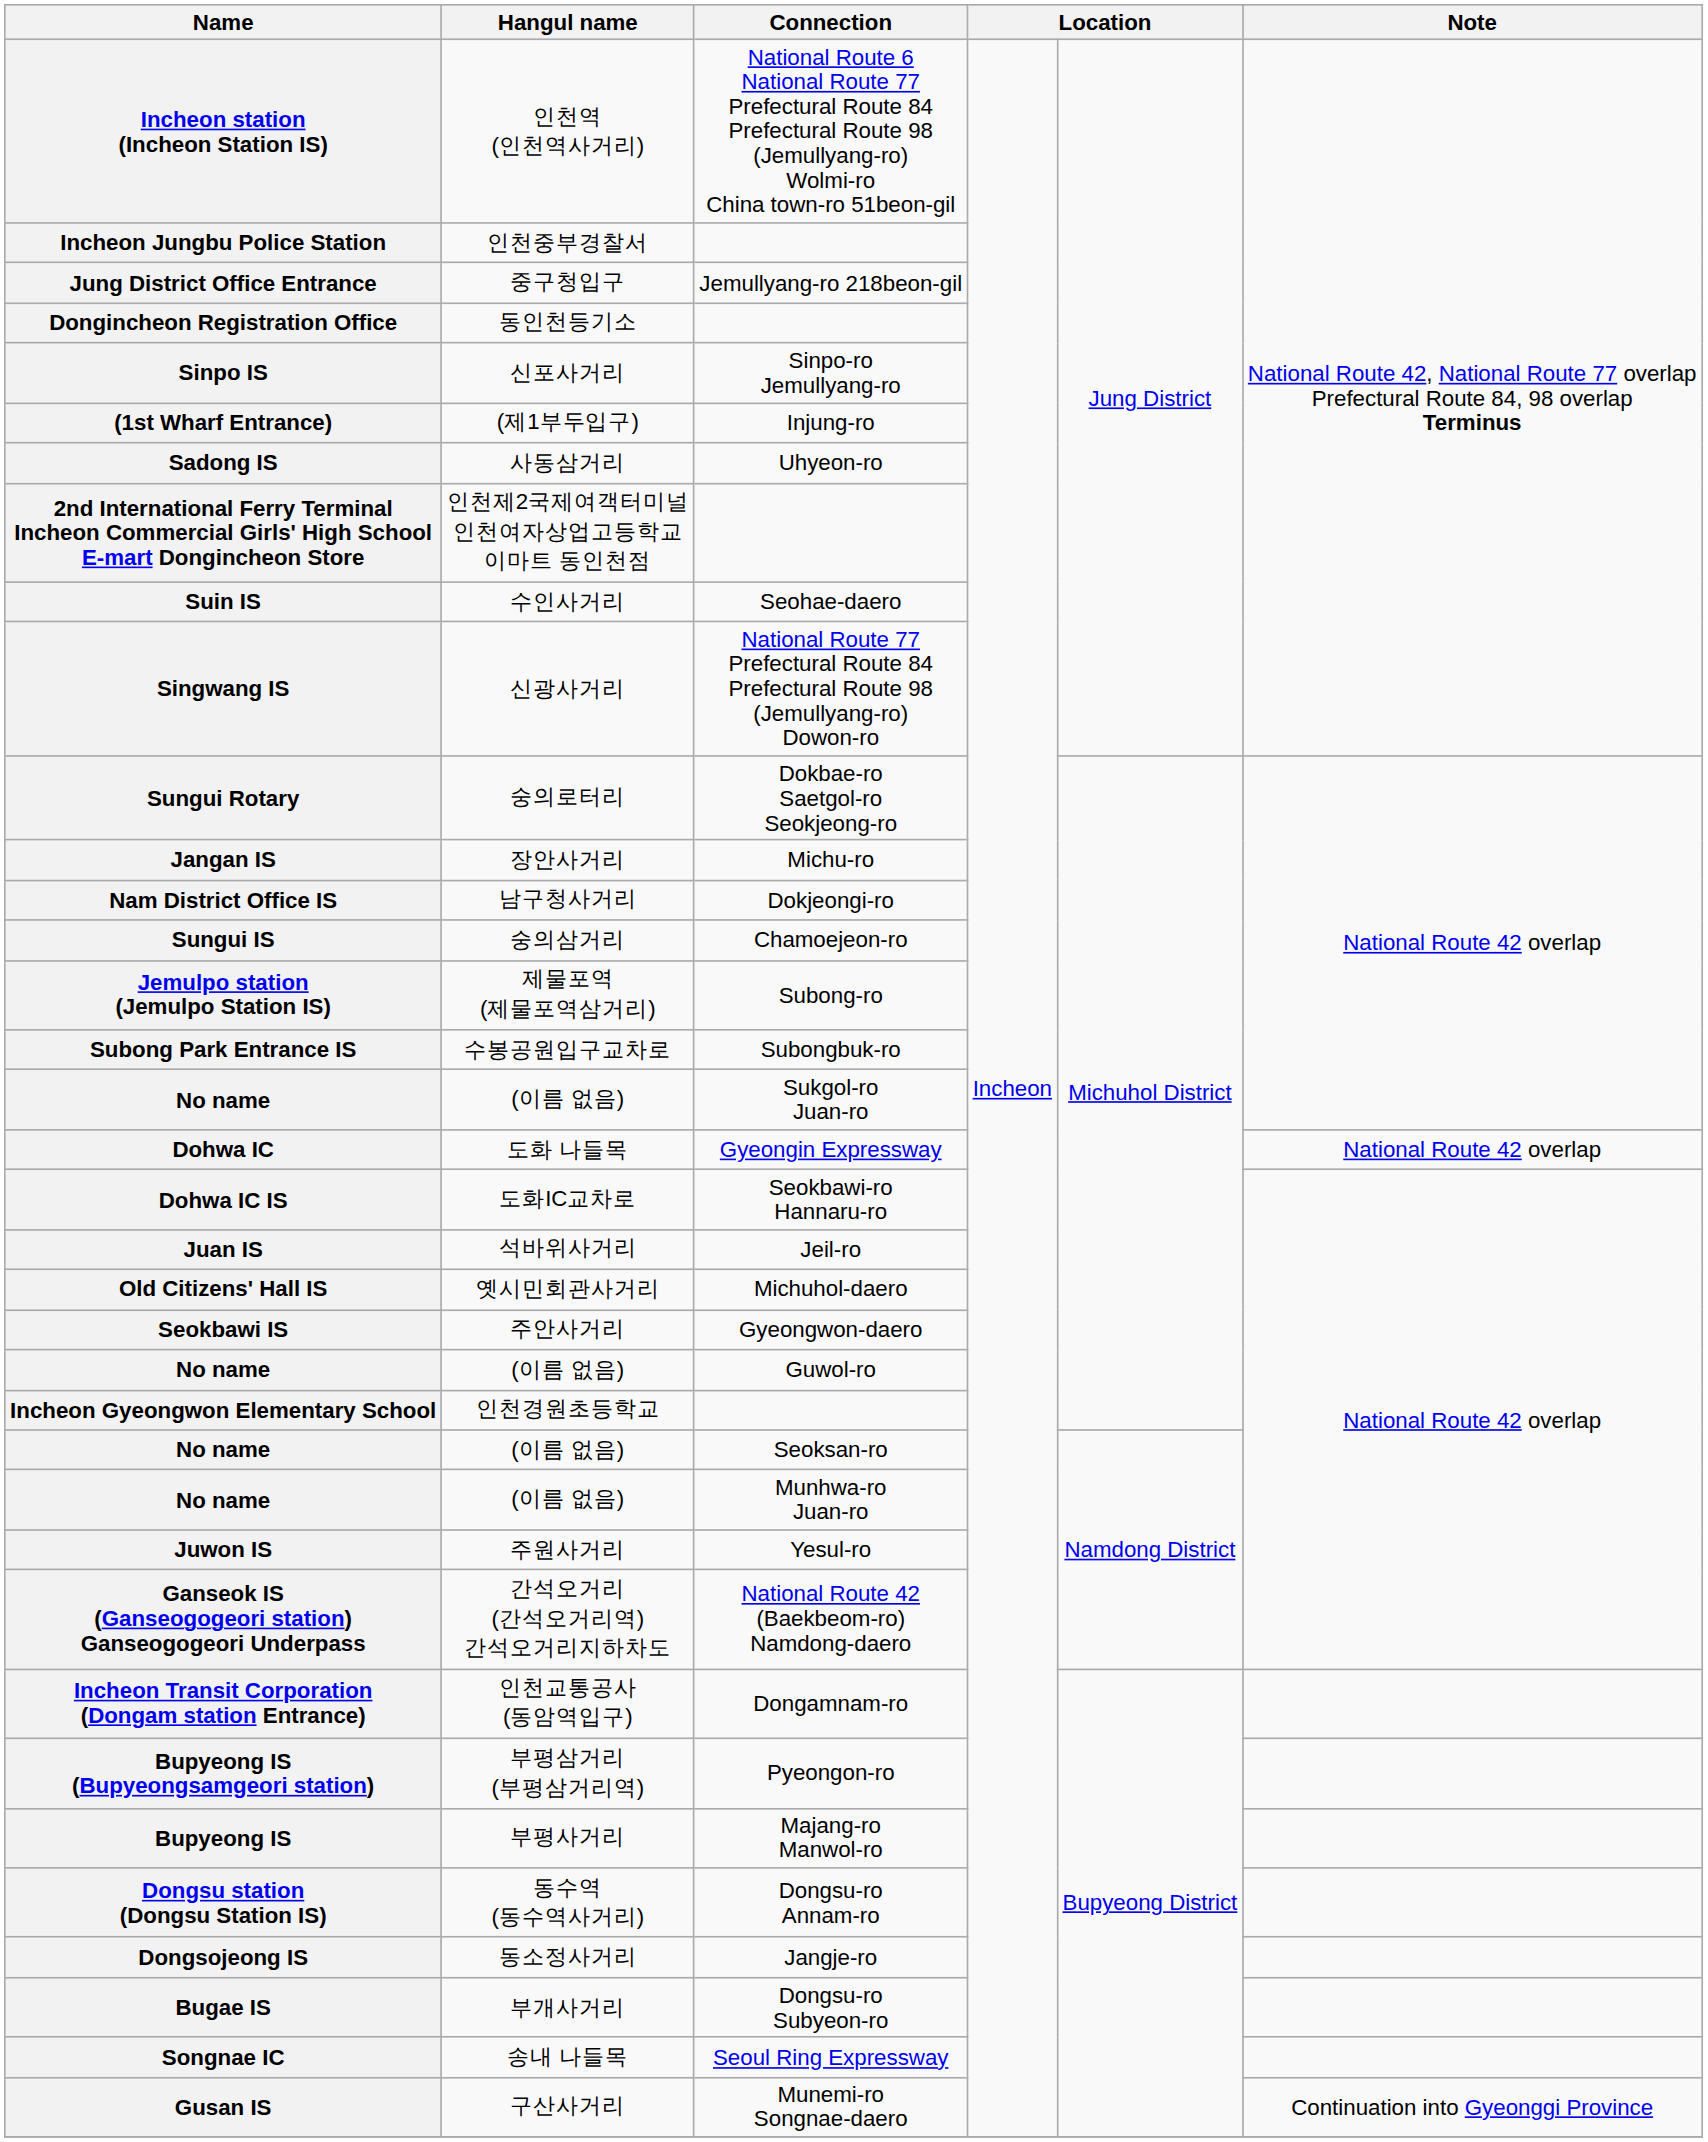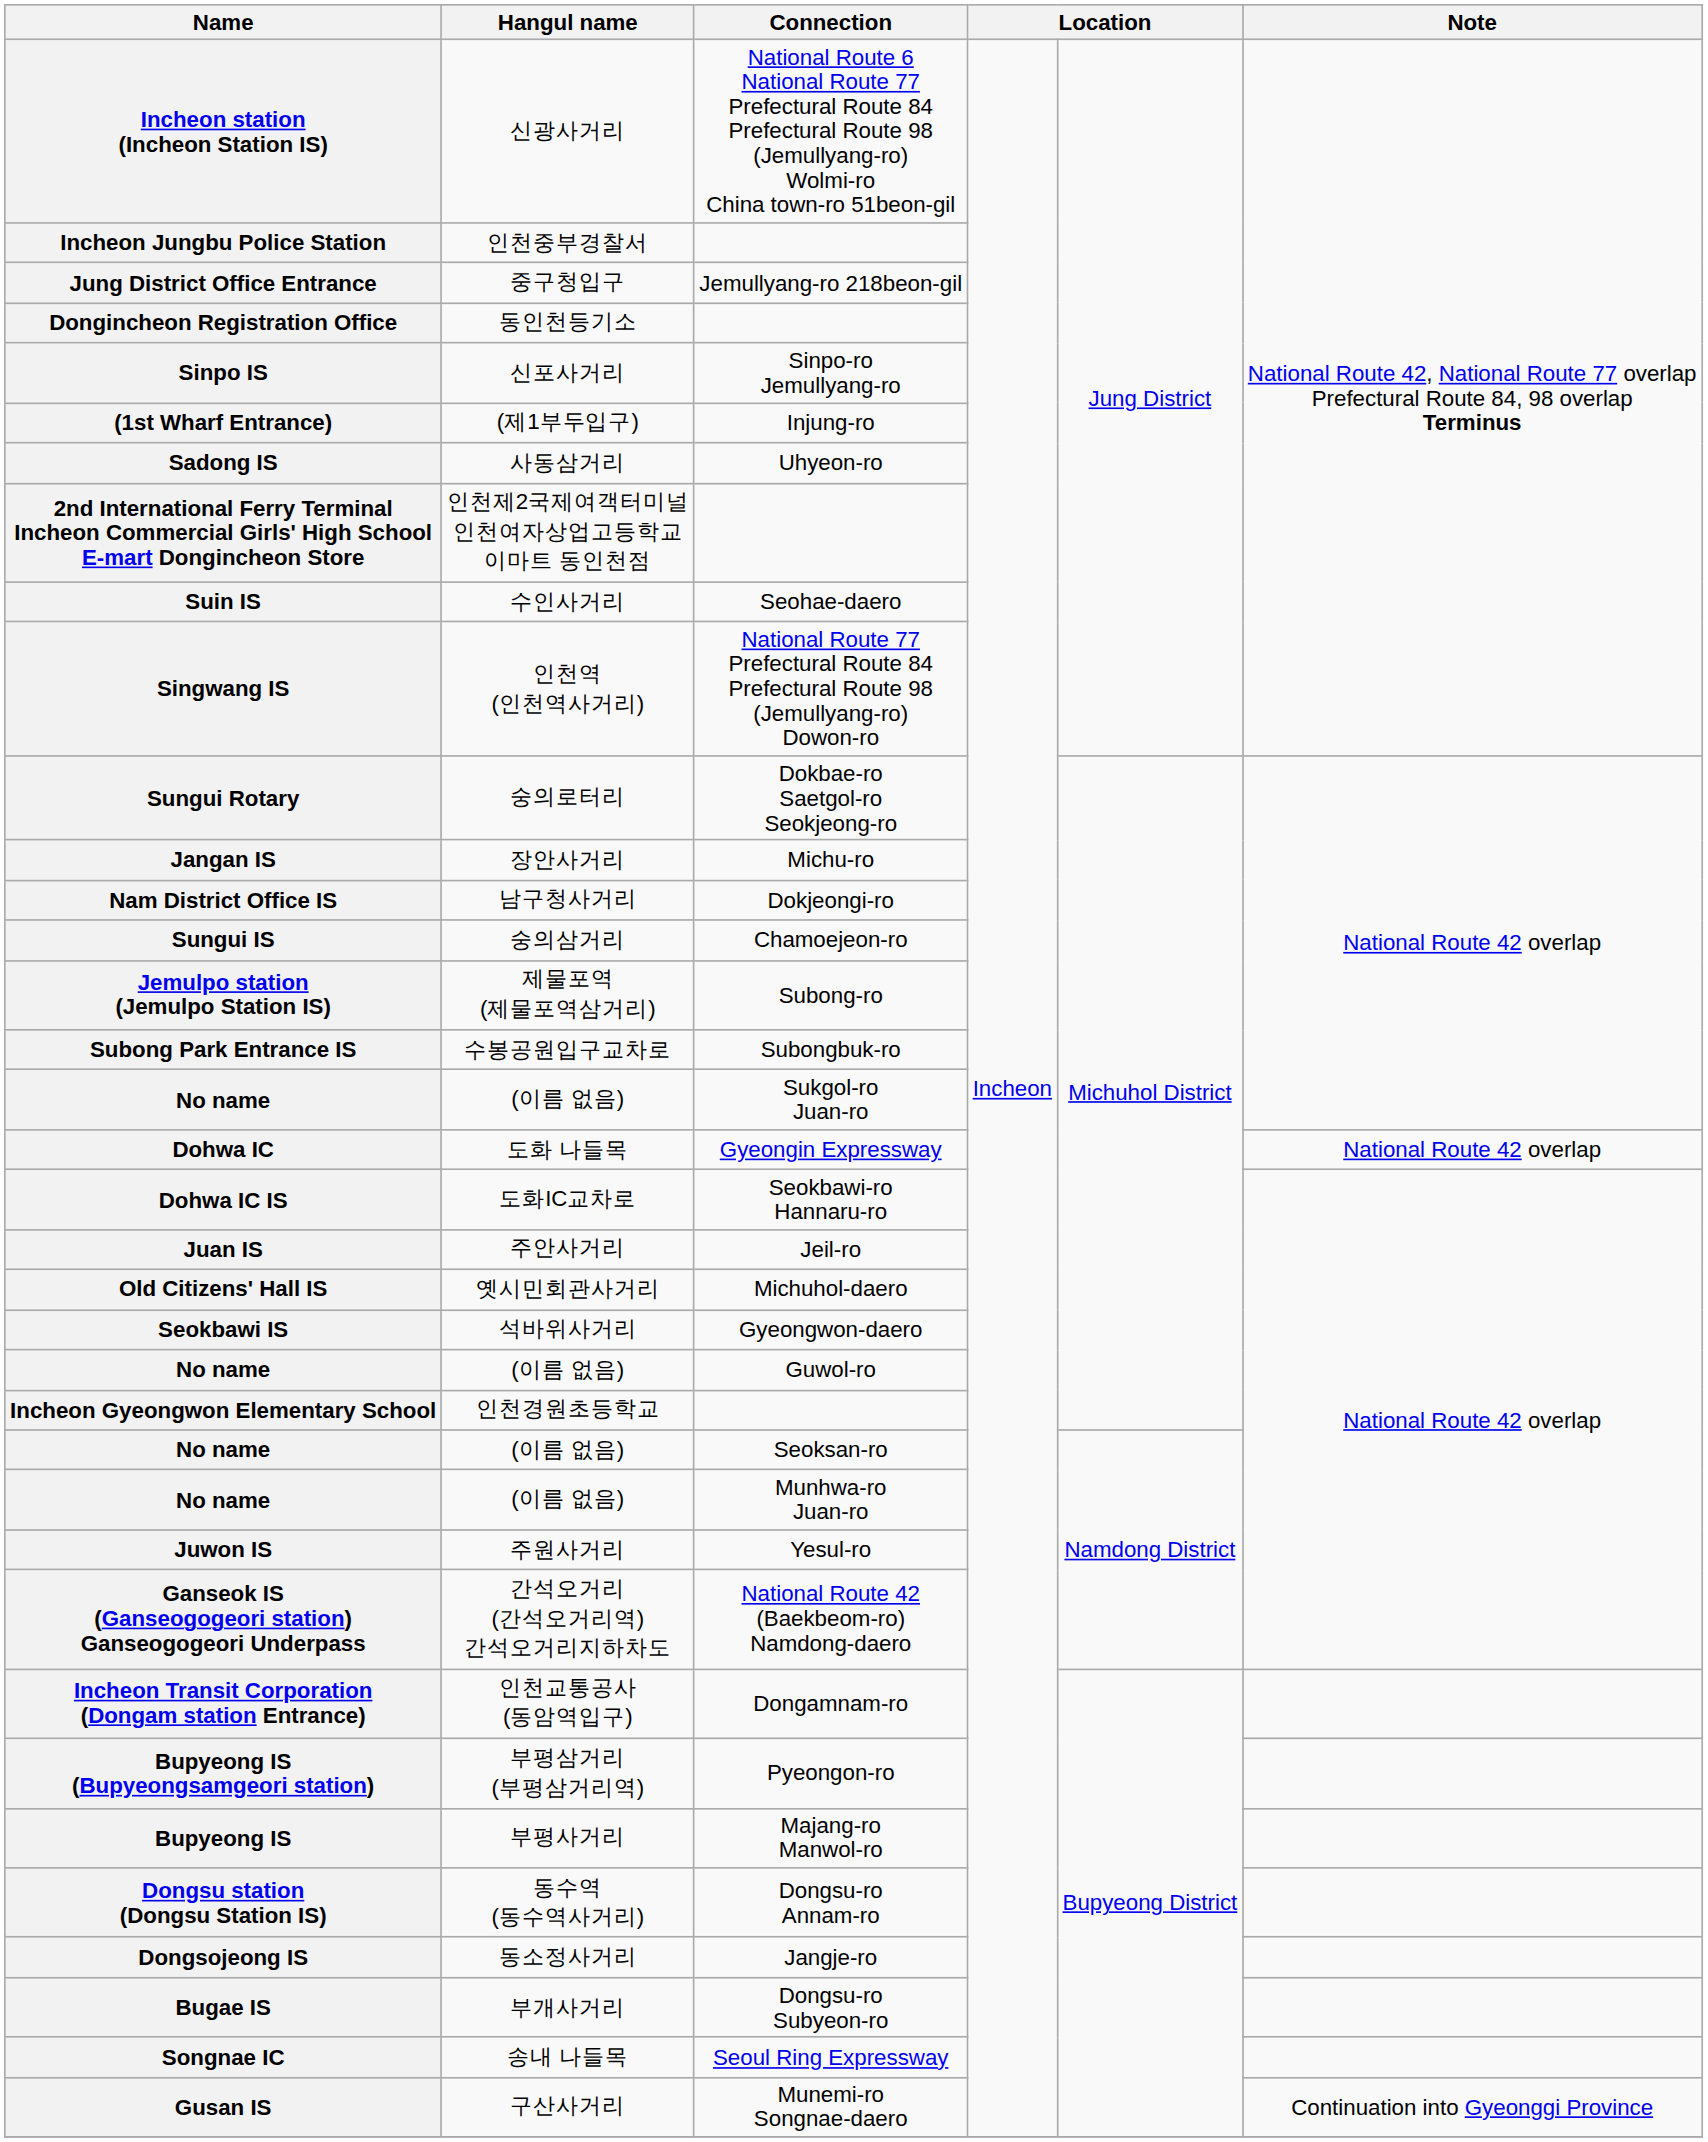(568, 130) 인천역 (인천역사거리) -> (568, 130) 신광사거리
(568, 688) 신광사거리 -> (568, 688) 인천역 (인천역사거리)
(568, 1248) 석바위사거리 -> (568, 1248) 주안사거리
(568, 1328) 주안사거리 -> (568, 1328) 석바위사거리
